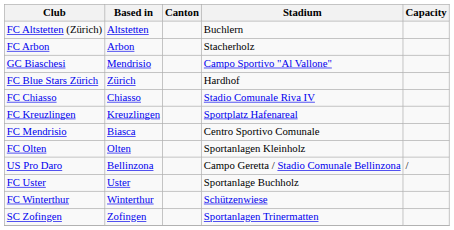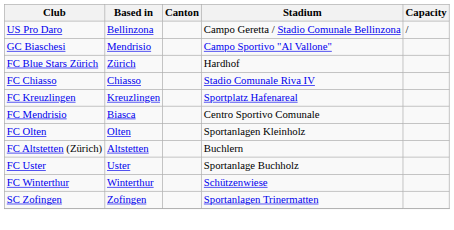rows swapped: (54, 30) <-> (35, 166)
- row: (28, 47)
